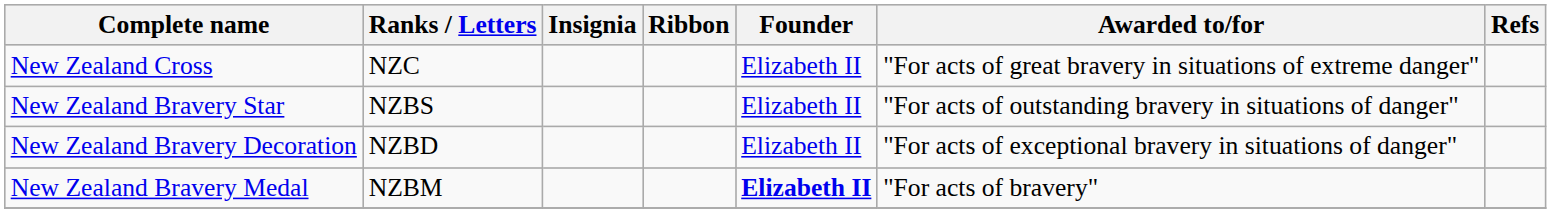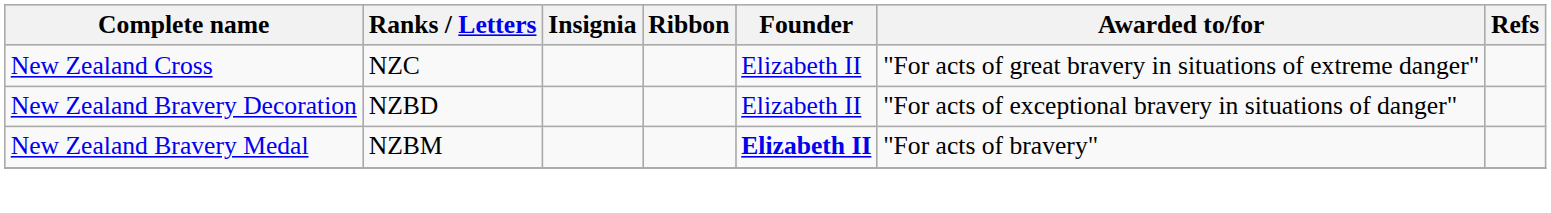- row: (148, 106)
